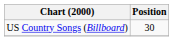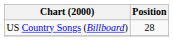(149, 28) 30 -> (149, 28) 28
